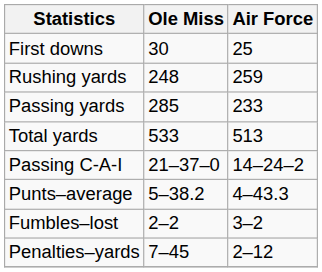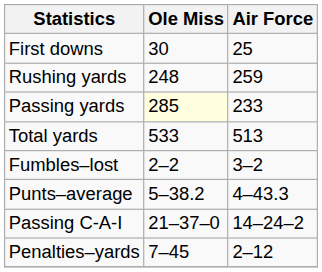(164, 106) no background -> (164, 106) lightyellow background
rows swapped: (66, 164) <-> (64, 223)
